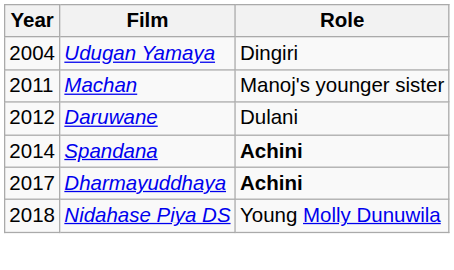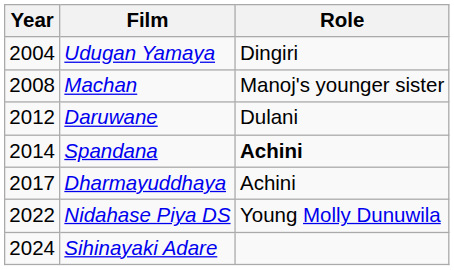(31, 85) 2011 -> (32, 85) 2008
(271, 183) bold -> (268, 183) normal
(32, 215) 2018 -> (32, 215) 2022
+ row: (141, 248)
